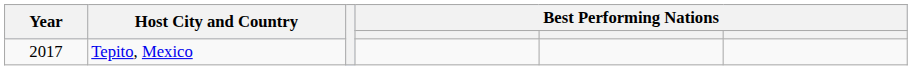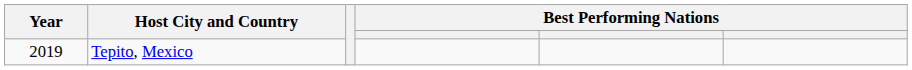(46, 51) 2017 -> (46, 51) 2019
